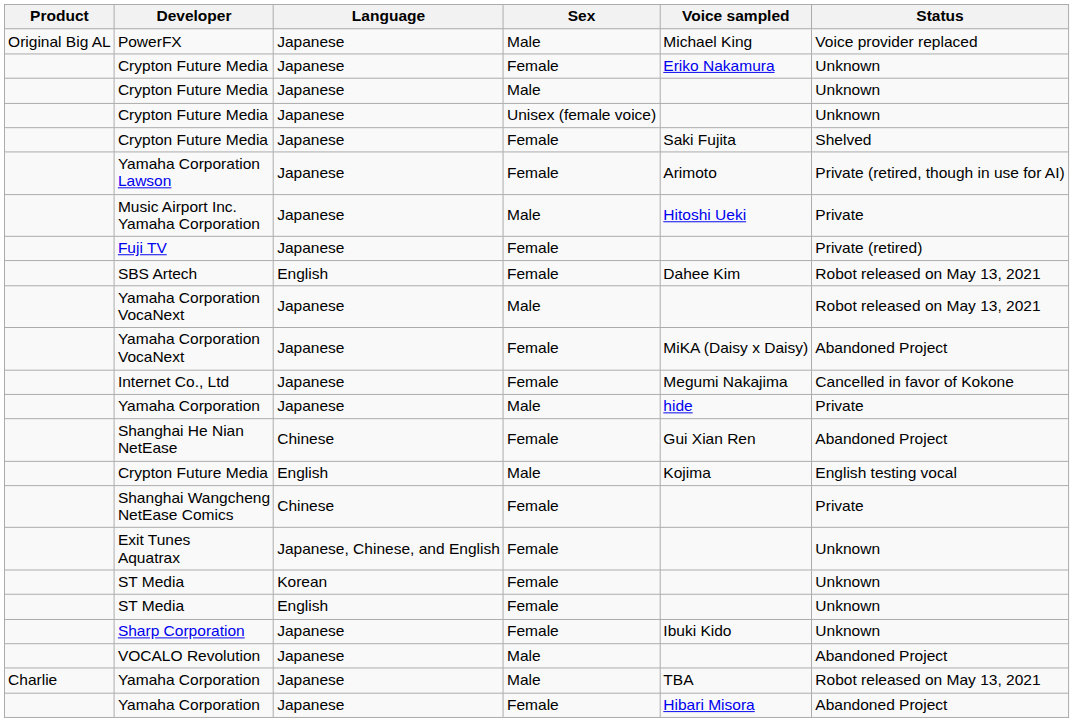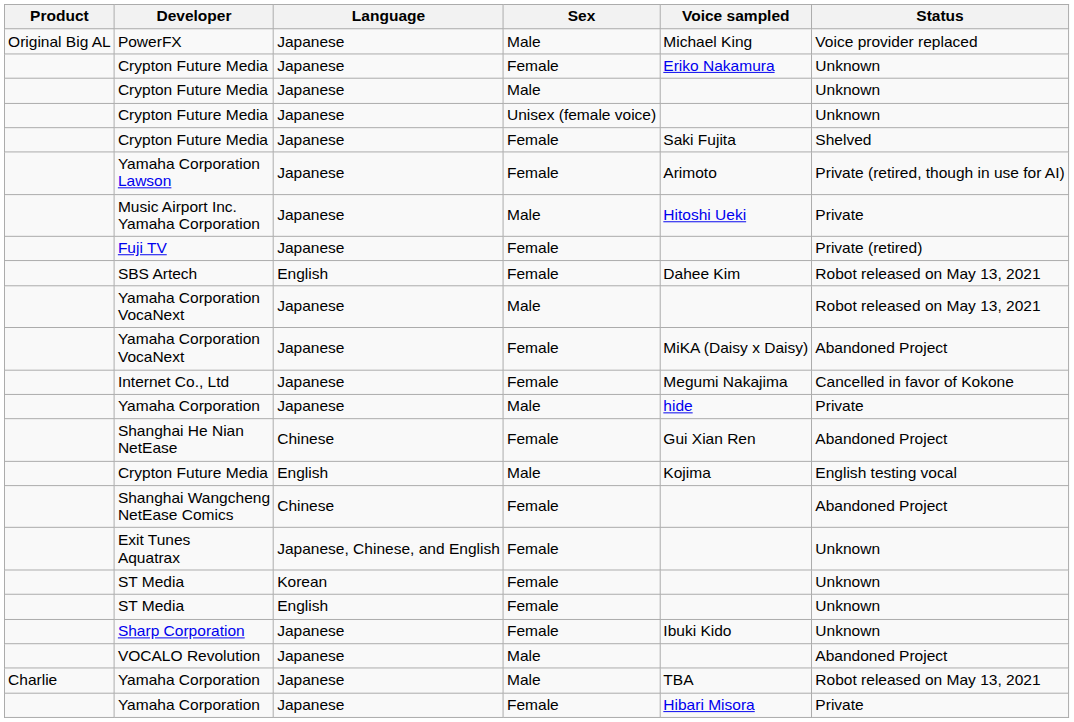(840, 506) Private -> (881, 506) Abandoned Project
(881, 705) Abandoned Project -> (840, 705) Private
